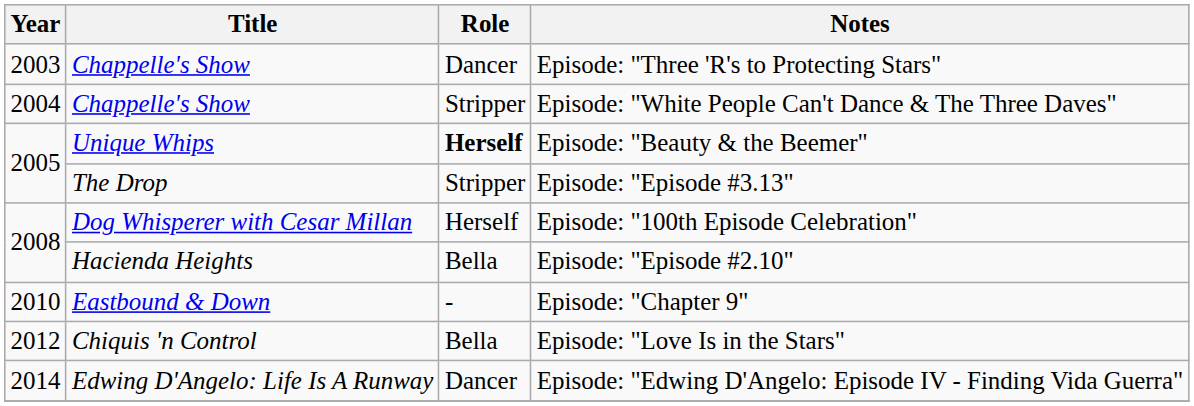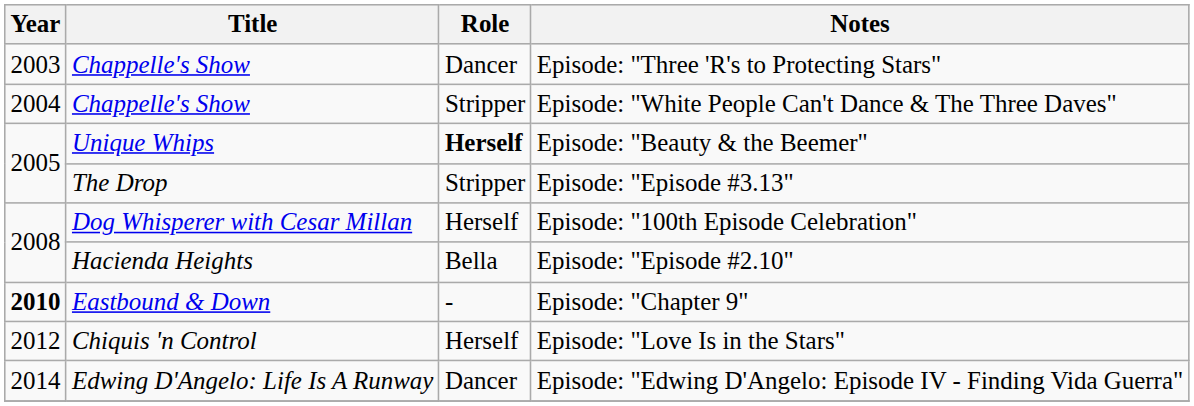(35, 301) normal -> (35, 301) bold
(471, 340) Bella -> (482, 340) Herself
